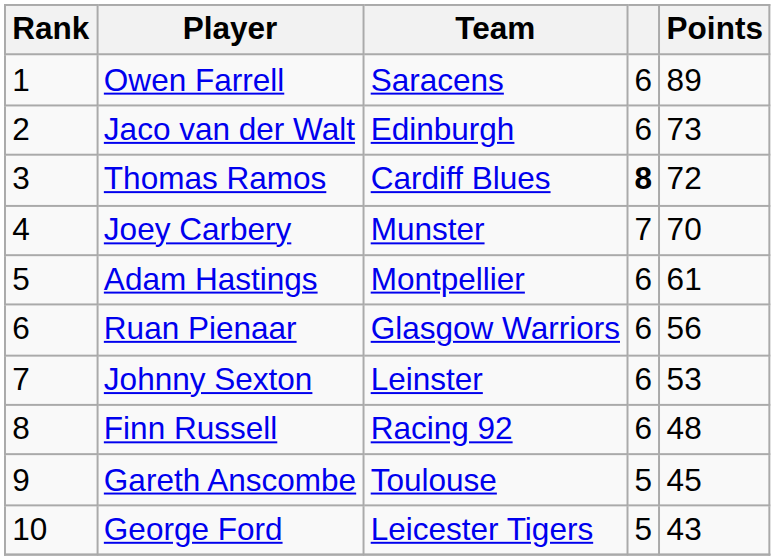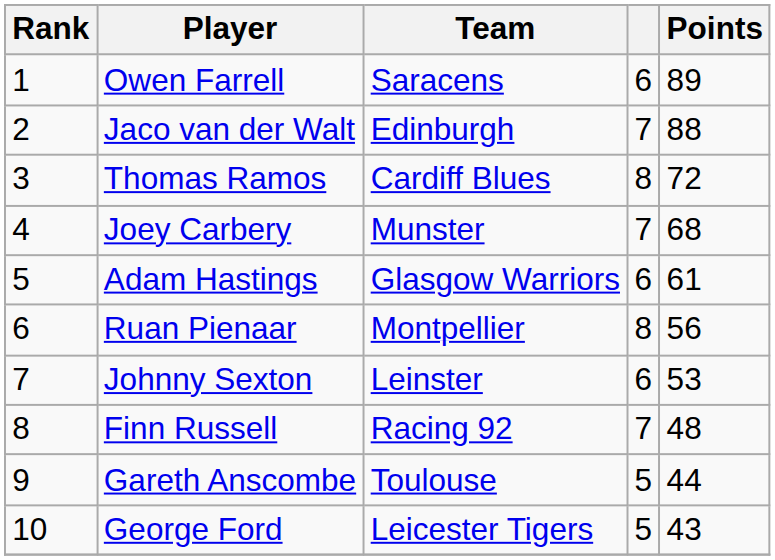(643, 129) 6 -> (643, 129) 7
(684, 129) 73 -> (684, 129) 88
(643, 179) bold -> (643, 179) normal
(684, 229) 70 -> (684, 229) 68
(448, 279) Montpellier -> (495, 279) Glasgow Warriors
(495, 329) Glasgow Warriors -> (448, 329) Montpellier
(643, 329) 6 -> (643, 329) 8
(643, 429) 6 -> (643, 429) 7
(684, 479) 45 -> (684, 479) 44
